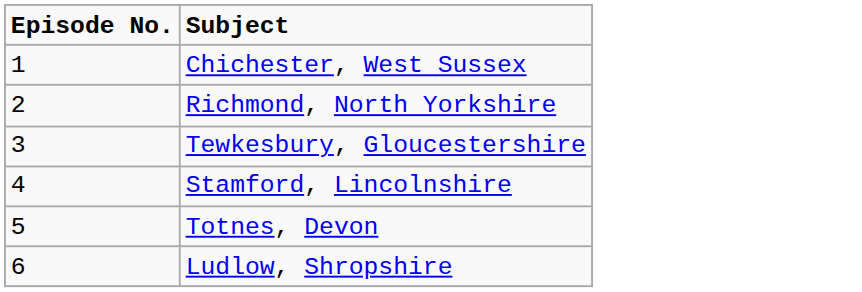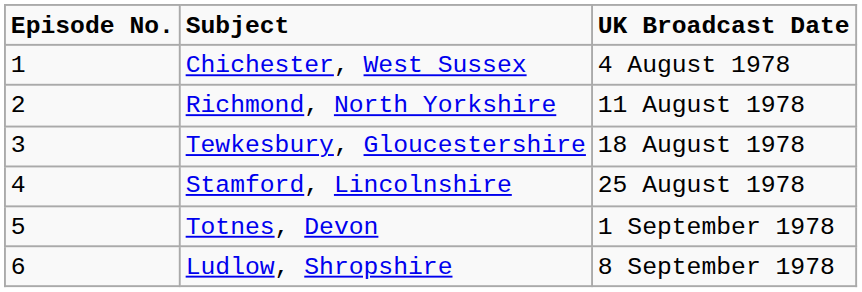+ column: (724, 25)
